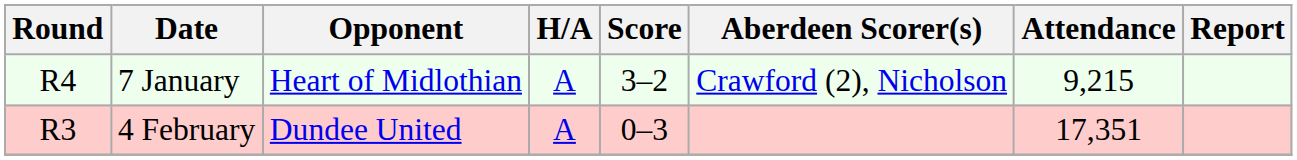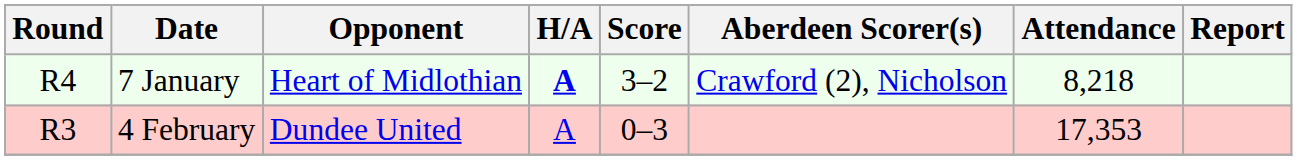(564, 79) normal -> (564, 79) bold
(1099, 79) 9,215 -> (1099, 79) 8,218
(1099, 129) 17,351 -> (1099, 129) 17,353
